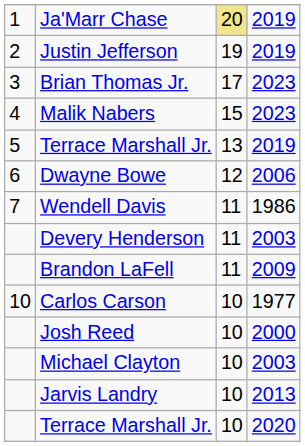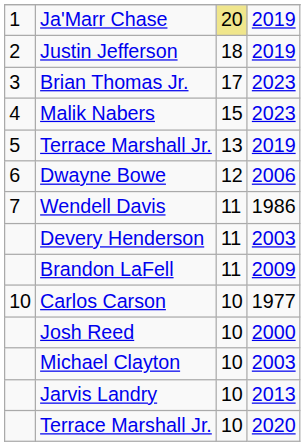(232, 51) 19 -> (232, 51) 18
